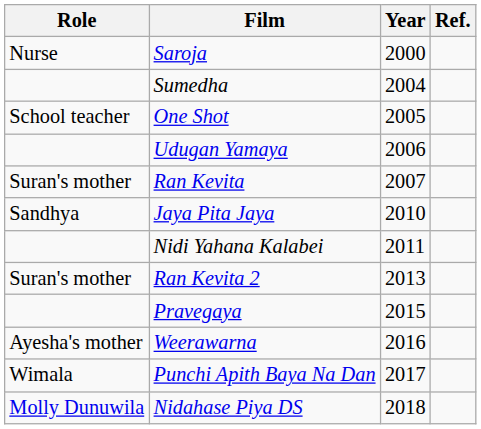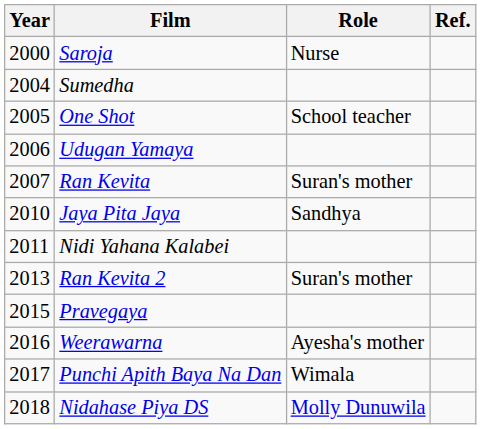columns swapped: (405, 20) <-> (77, 20)
